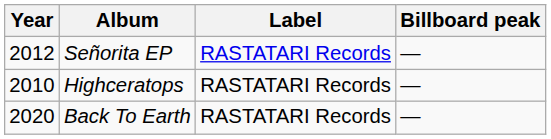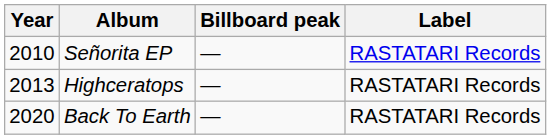columns swapped: (296, 20) <-> (470, 20)
(32, 52) 2012 -> (32, 52) 2010
(32, 85) 2010 -> (32, 85) 2013
